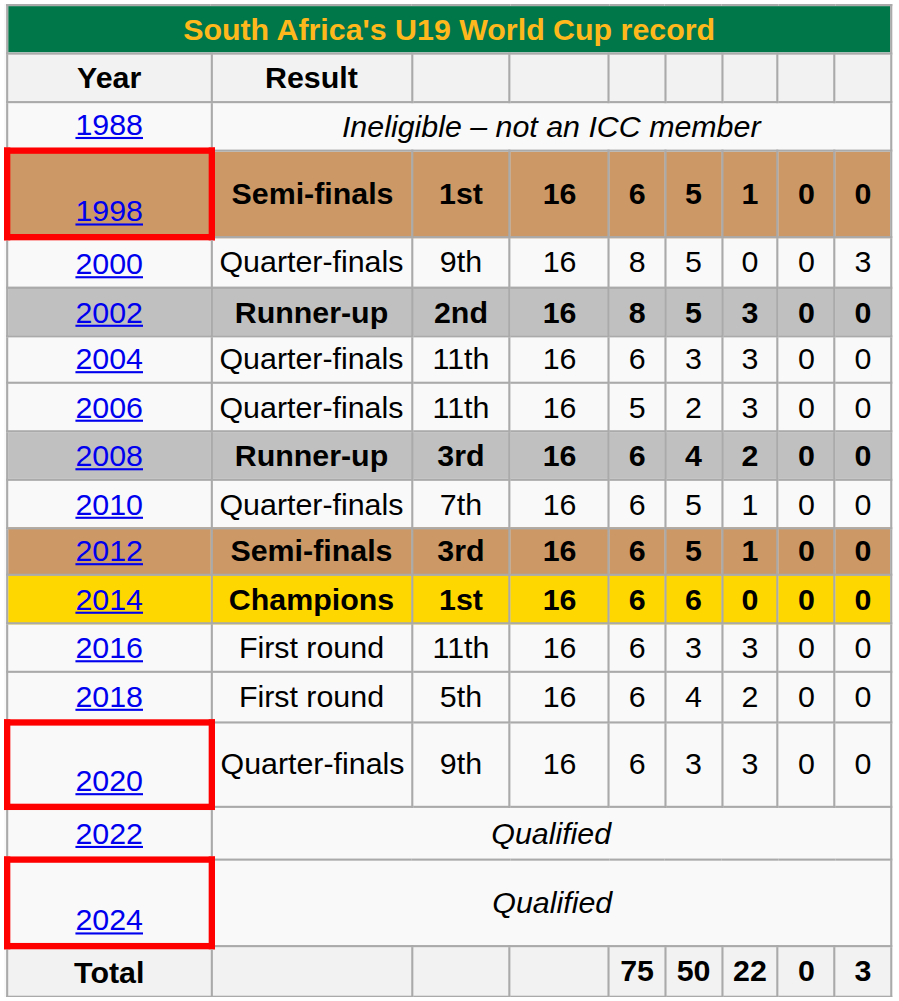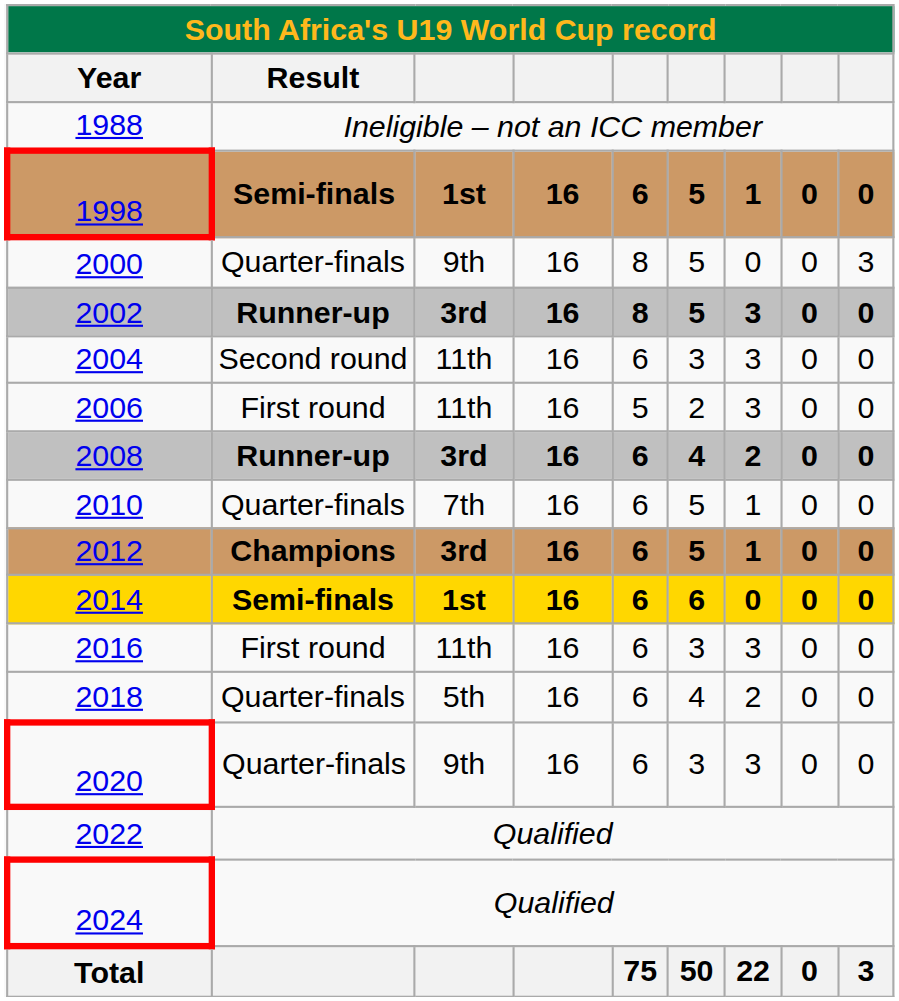(461, 312) 2nd -> (464, 312) 3rd
(311, 360) Quarter-finals -> (313, 360) Second round
(311, 408) Quarter-finals -> (313, 408) First round
(311, 552) Semi-finals -> (313, 552) Champions
(311, 600) Champions -> (313, 600) Semi-finals
(311, 697) First round -> (313, 697) Quarter-finals
